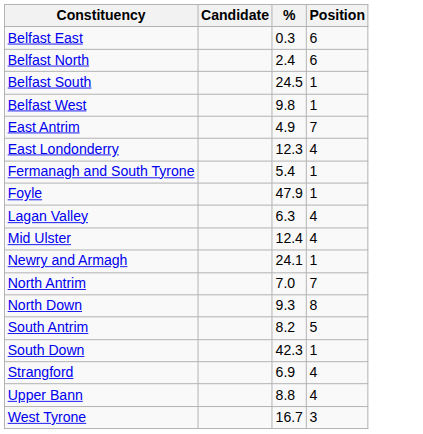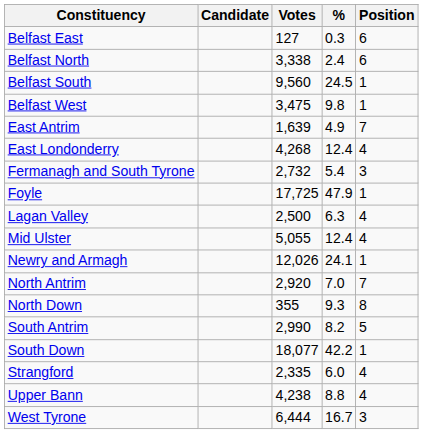+ column: (297, 15)
(289, 149) 12.3 -> (339, 149) 12.4
(313, 171) 1 -> (363, 171) 3
(289, 350) 42.3 -> (339, 350) 42.2
(285, 372) 6.9 -> (335, 372) 6.0
